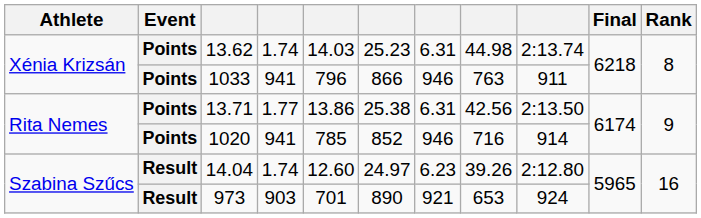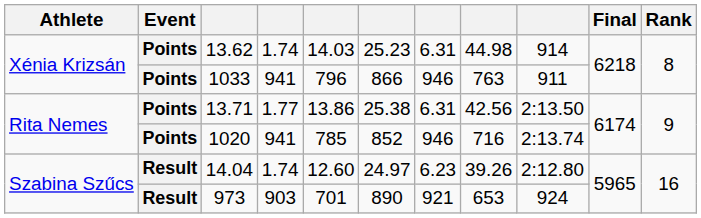(552, 50) 2:13.74 -> (552, 50) 914
(552, 139) 914 -> (552, 139) 2:13.74
